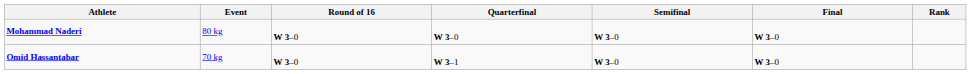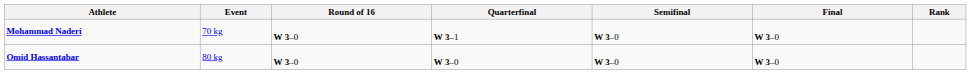(212, 32) 80 kg -> (212, 32) 70 kg
(446, 37) W 3–0 -> (446, 37) W 3–1
(212, 57) 70 kg -> (212, 57) 80 kg
(446, 62) W 3–1 -> (446, 62) W 3–0
